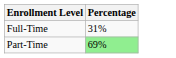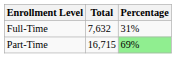+ column: (102, 12)
